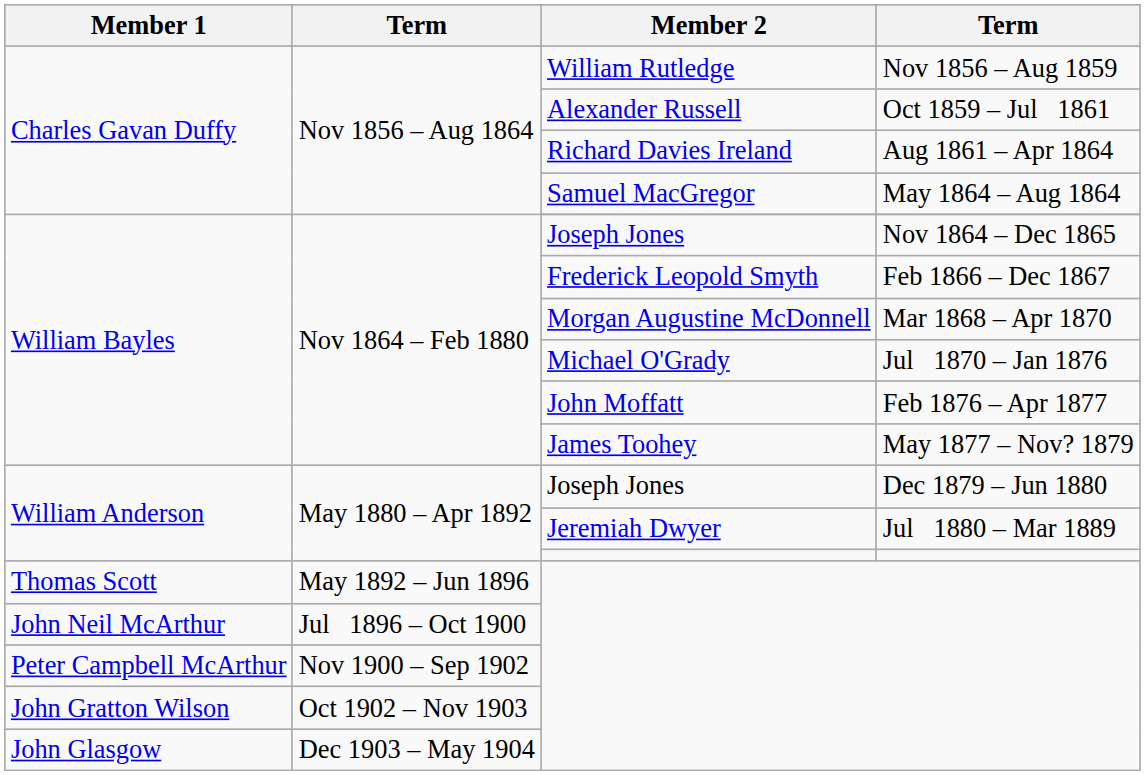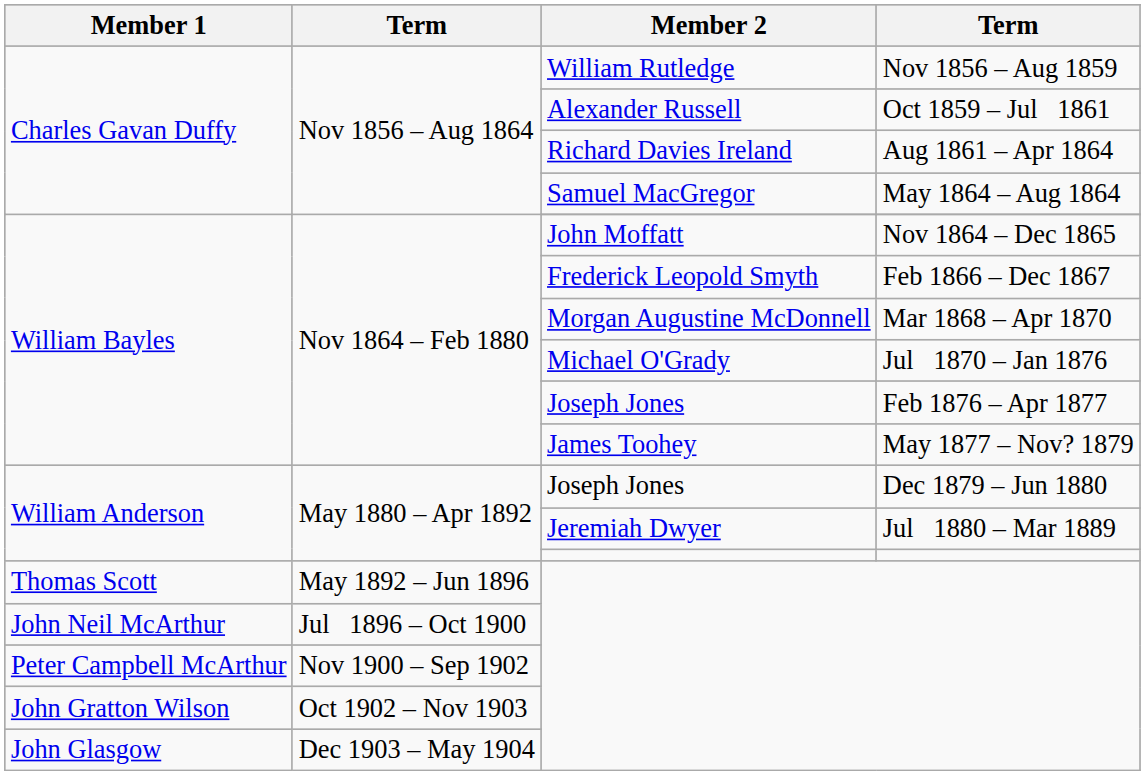(616, 234) Joseph Jones -> (615, 234) John Moffatt
(615, 402) John Moffatt -> (616, 402) Joseph Jones
